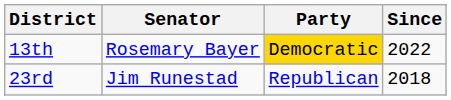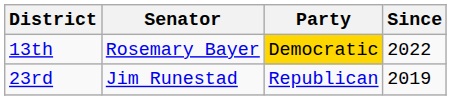(409, 79) 2018 -> (409, 79) 2019
